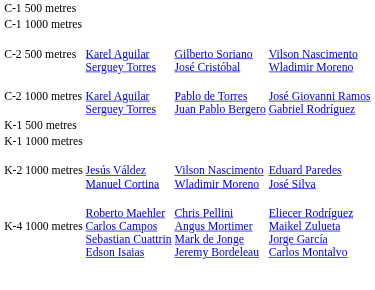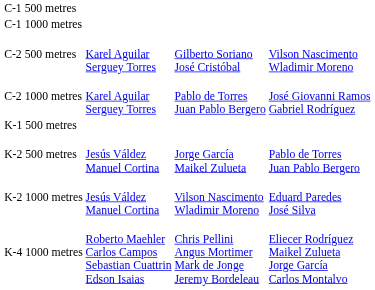- row: (43, 141)
+ row: (41, 154)
